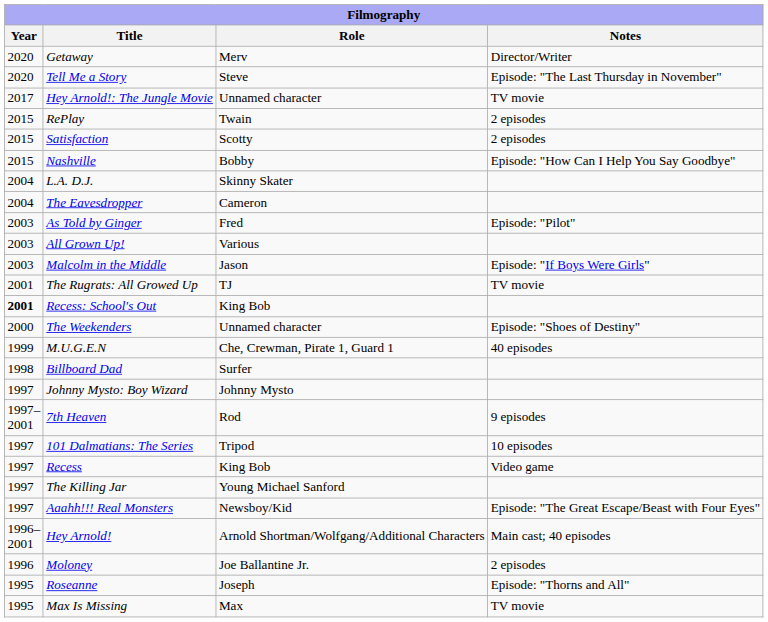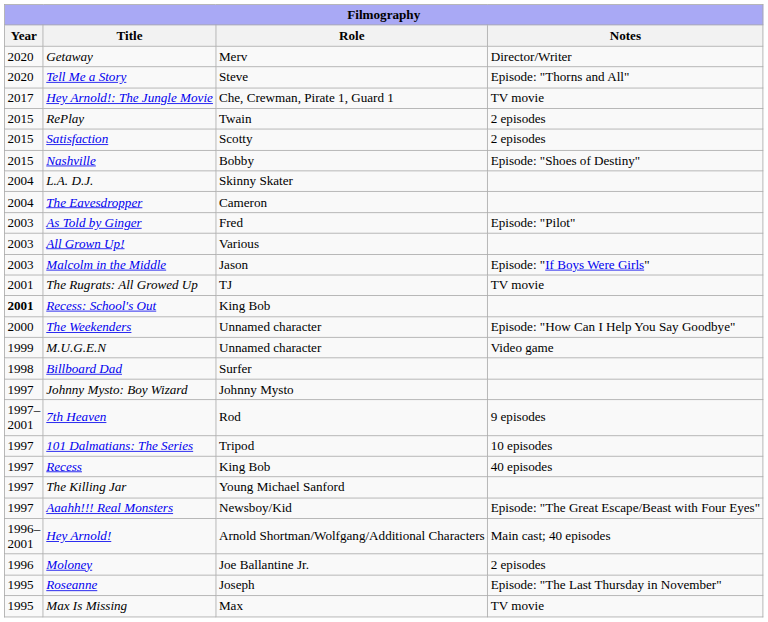(606, 77) Episode: "The Last Thursday in November" -> (560, 77) Episode: "Thorns and All"
(270, 98) Unnamed character -> (306, 98) Che, Crewman, Pirate 1, Guard 1
(613, 160) Episode: "How Can I Help You Say Goodbye" -> (565, 160) Episode: "Shoes of Destiny"
(565, 327) Episode: "Shoes of Destiny" -> (613, 327) Episode: "How Can I Help You Say Goodbye"
(306, 347) Che, Crewman, Pirate 1, Guard 1 -> (270, 347) Unnamed character
(521, 347) 40 episodes -> (522, 347) Video game
(522, 466) Video game -> (521, 466) 40 episodes
(560, 585) Episode: "Thorns and All" -> (606, 585) Episode: "The Last Thursday in November"
